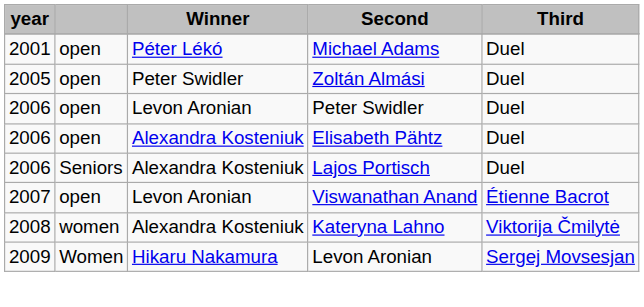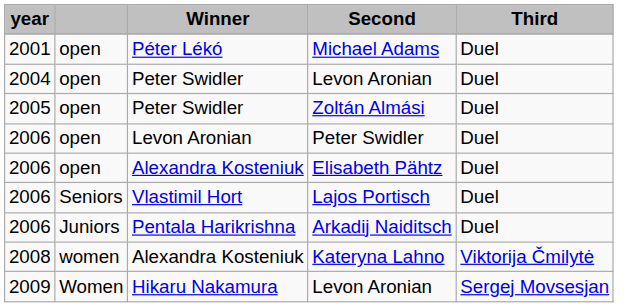+ row: (30, 78)
(218, 167) Alexandra Kosteniuk -> (187, 197) Vlastimil Hort
+ row: (30, 227)
- row: (30, 197)
